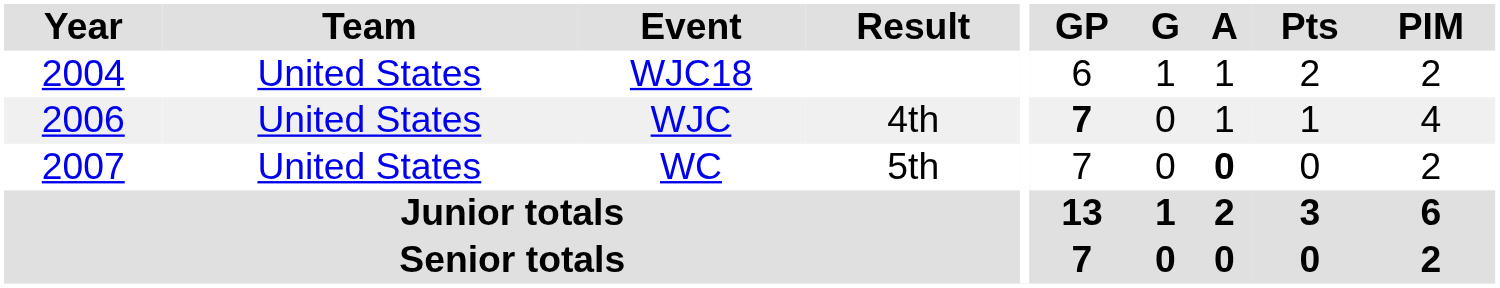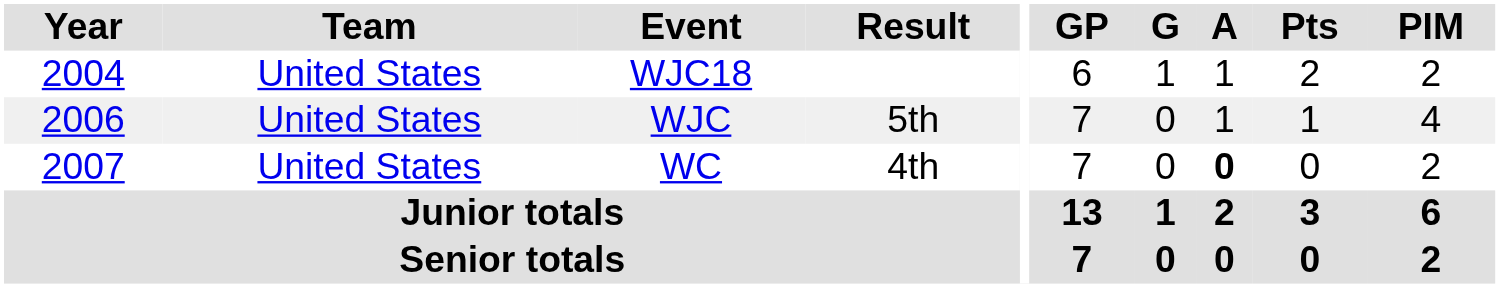(913, 119) 4th -> (913, 119) 5th
(1082, 119) bold -> (1082, 119) normal
(913, 166) 5th -> (913, 166) 4th
